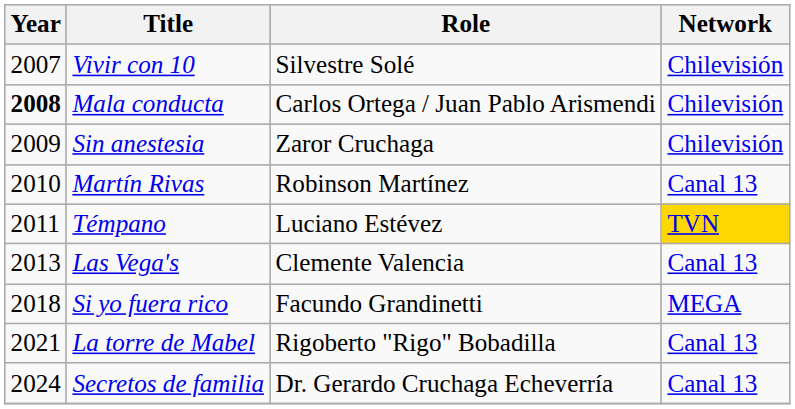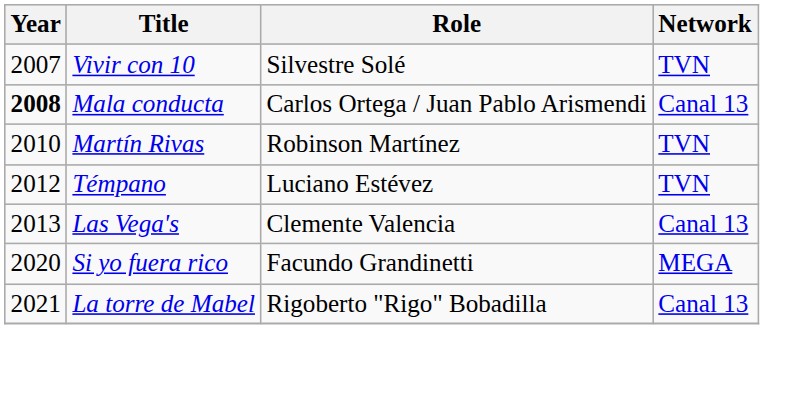(725, 64) Chilevisión -> (684, 64) TVN
(725, 104) Chilevisión -> (703, 104) Canal 13
- row: (138, 143)
(712, 183) Canal 13 -> (684, 143) TVN
(35, 223) 2011 -> (36, 183) 2012
(693, 223) gold background -> (684, 183) no background
(36, 303) 2018 -> (36, 263) 2020
- row: (168, 382)
